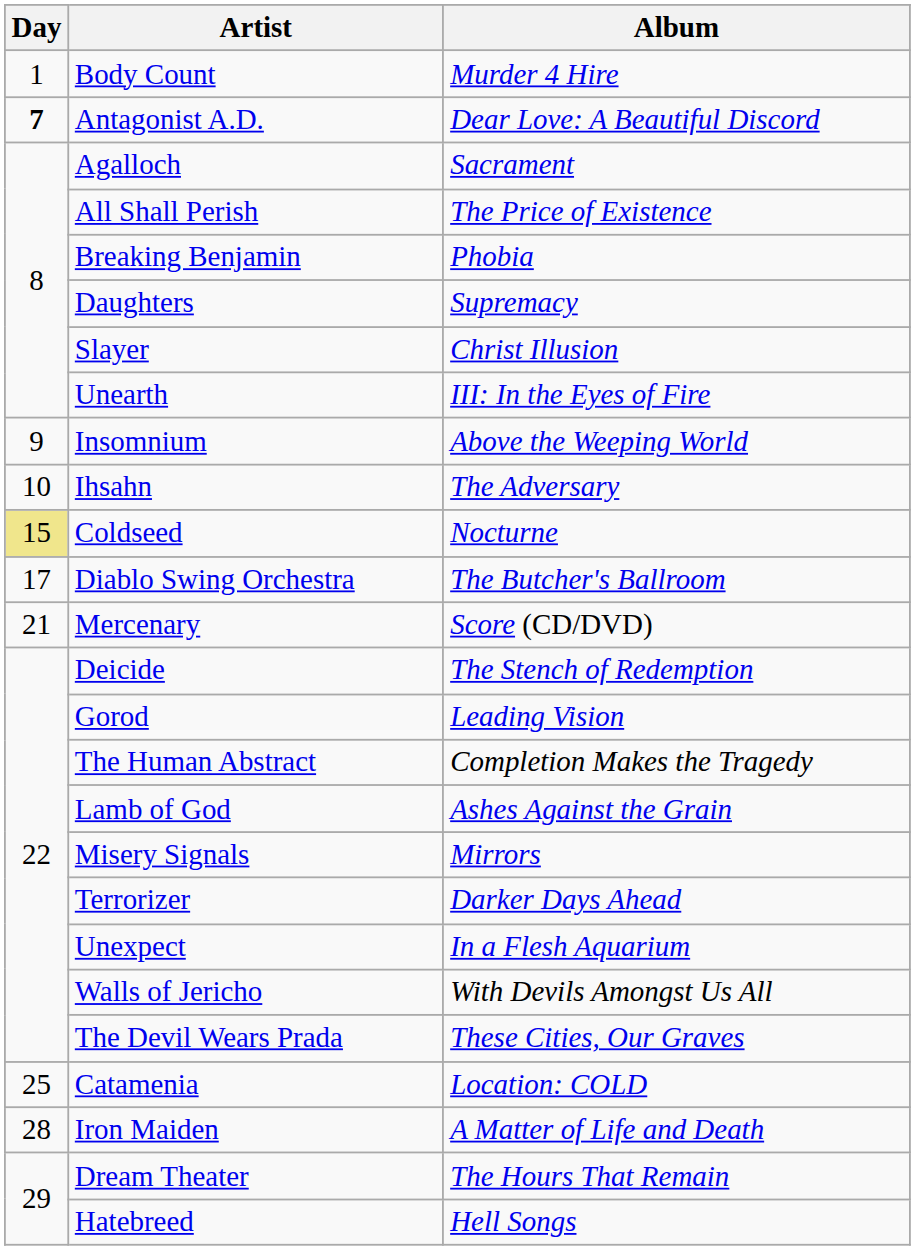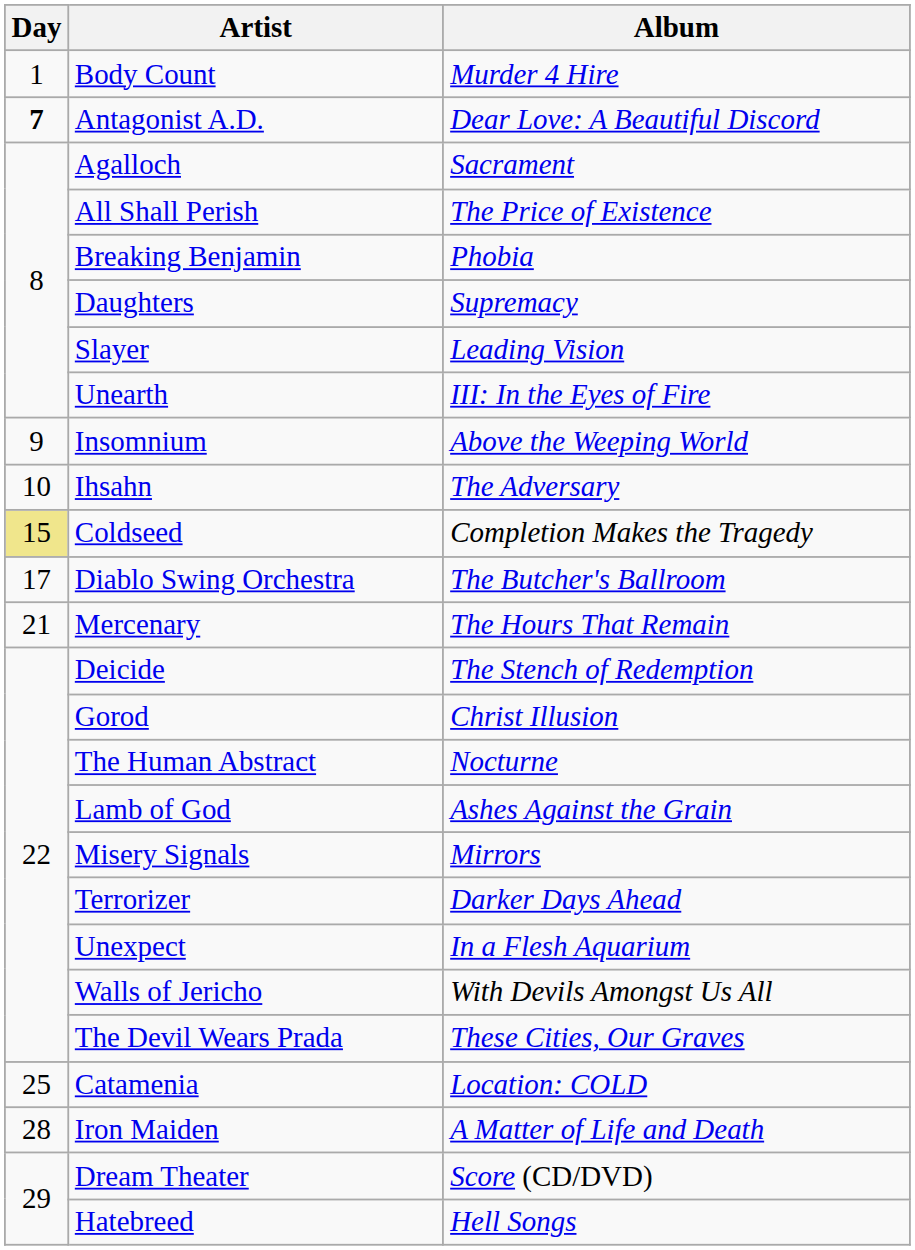(534, 348) Christ Illusion -> (537, 348) Leading Vision
(504, 532) Nocturne -> (632, 532) Completion Makes the Tragedy
(551, 624) Score (CD/DVD) -> (590, 624) The Hours That Remain
(537, 716) Leading Vision -> (534, 716) Christ Illusion
(632, 762) Completion Makes the Tragedy -> (504, 762) Nocturne
(590, 1175) The Hours That Remain -> (551, 1175) Score (CD/DVD)
